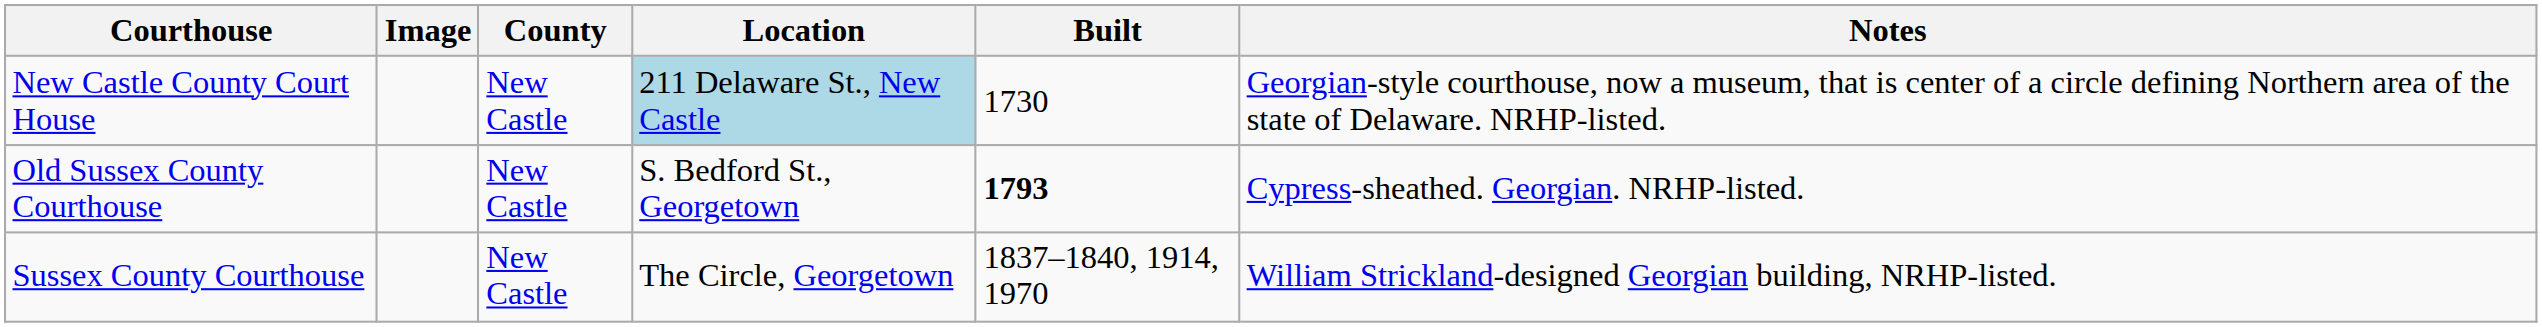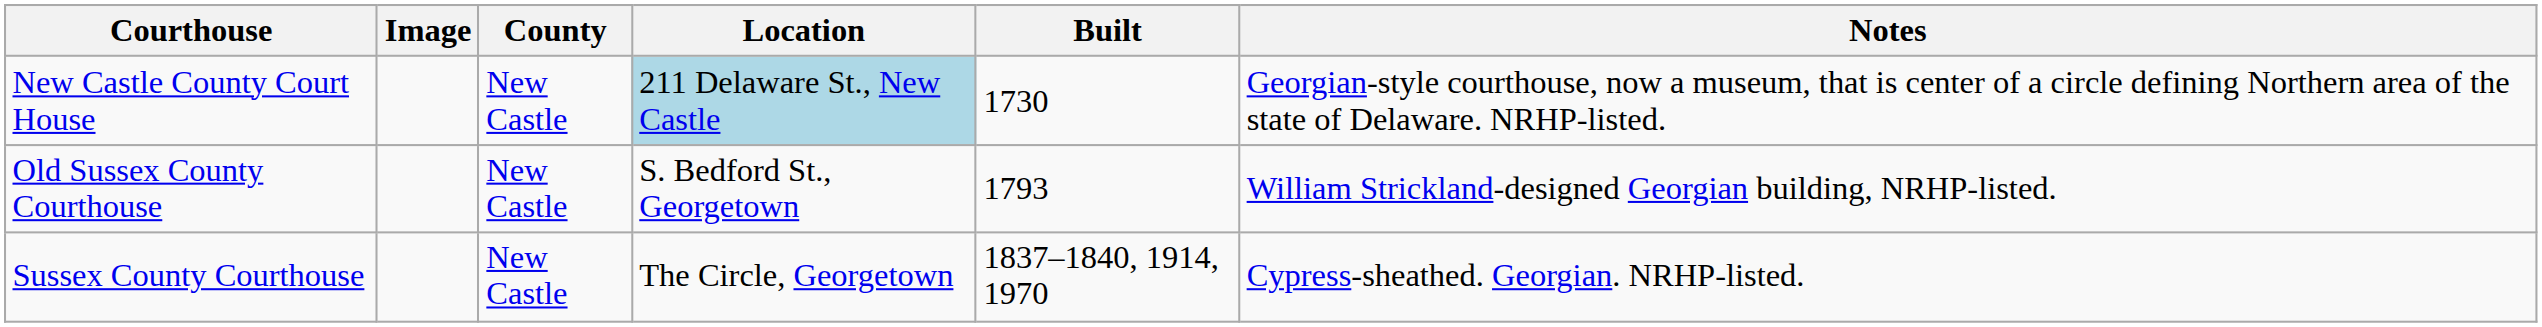(1016, 188) bold -> (1016, 188) normal
(1526, 188) Cypress-sheathed. Georgian. NRHP-listed. -> (1652, 188) William Strickland-designed Georgian building, NRHP-listed.
(1652, 276) William Strickland-designed Georgian building, NRHP-listed. -> (1526, 276) Cypress-sheathed. Georgian. NRHP-listed.
